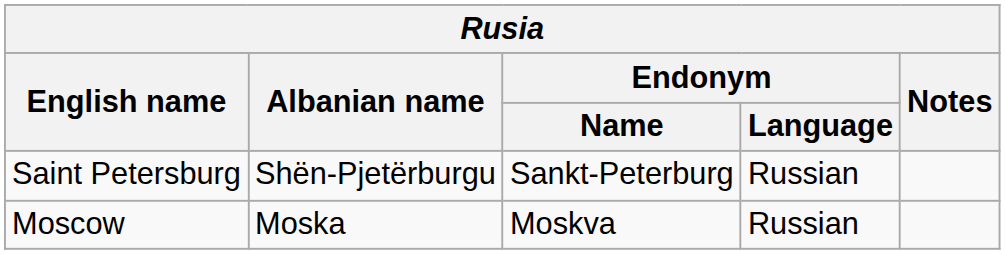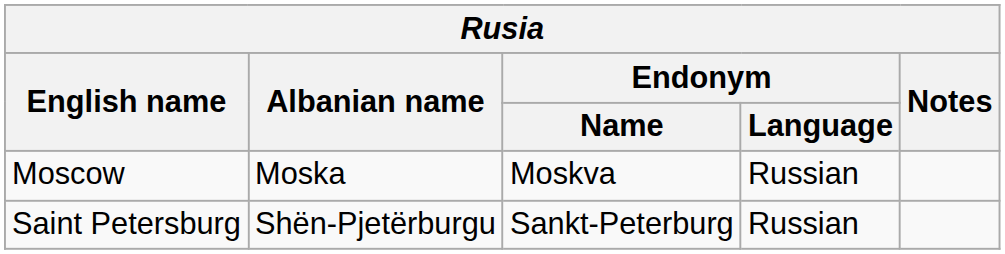rows swapped: (68, 223) <-> (126, 175)
